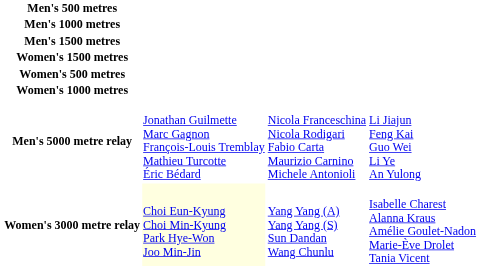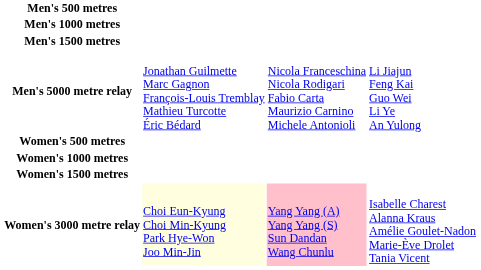rows swapped: (72, 140) <-> (72, 57)
(304, 231) no background -> (304, 231) pink background
